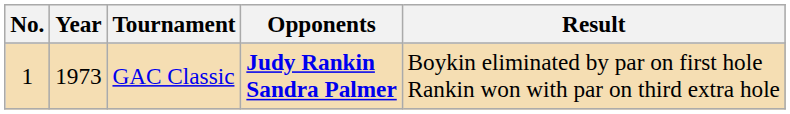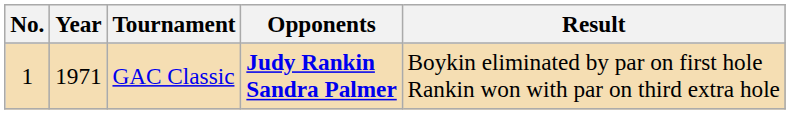(78, 75) 1973 -> (78, 75) 1971
